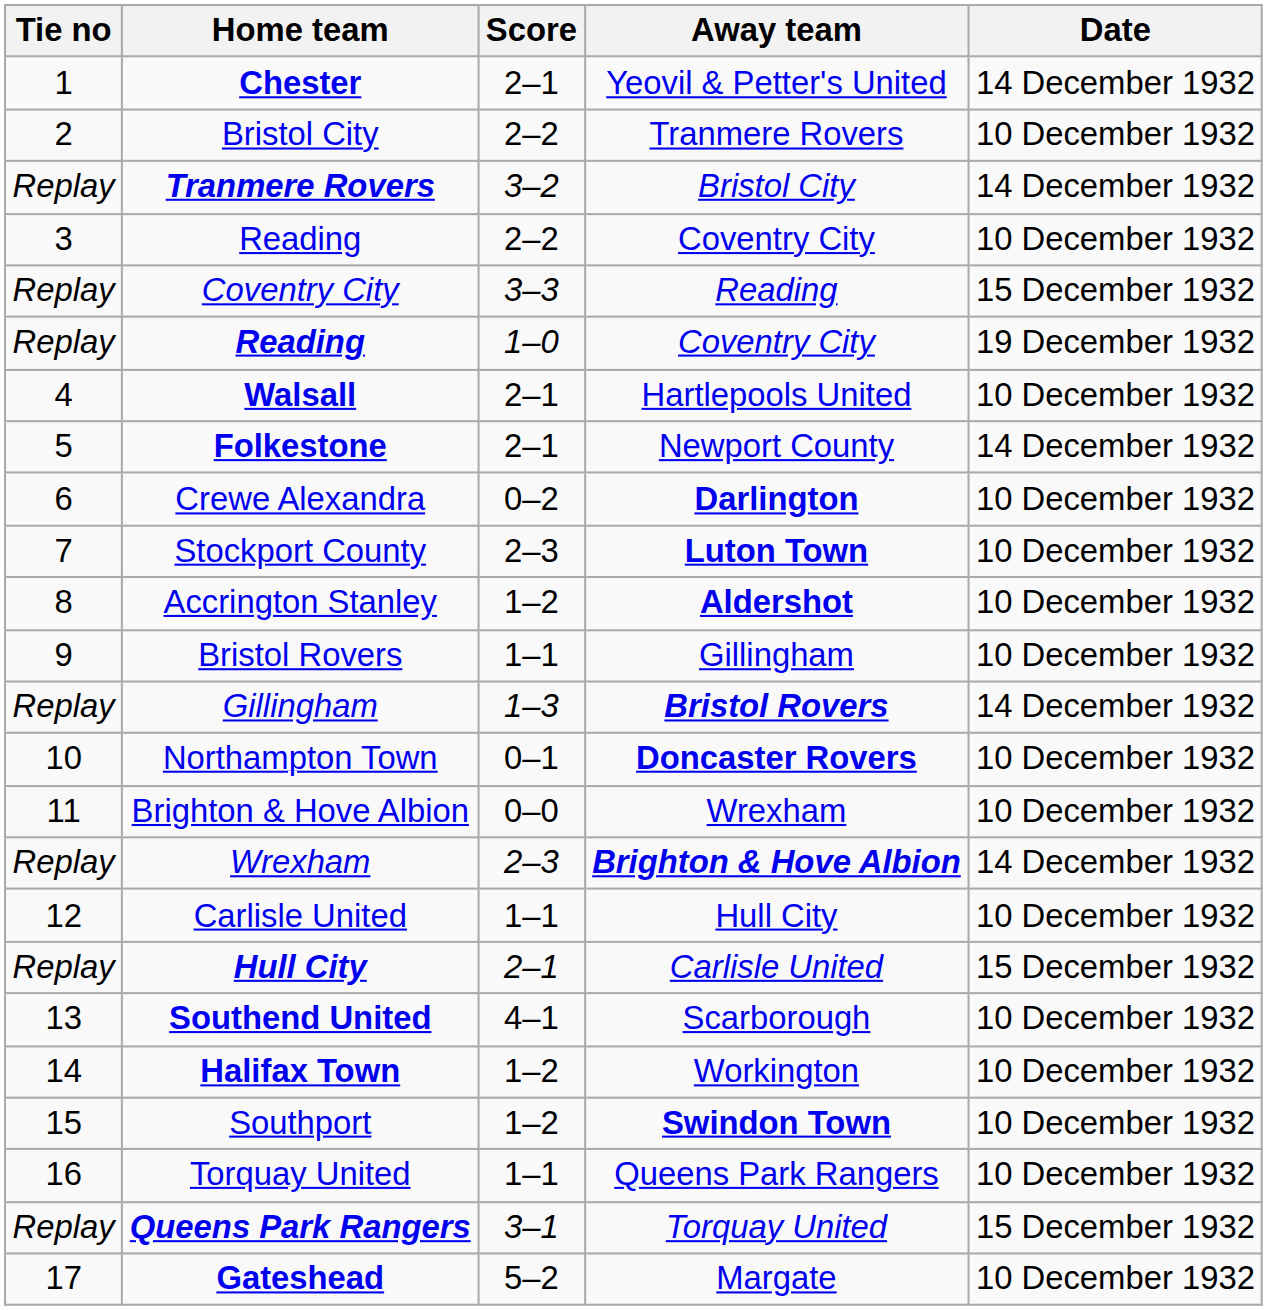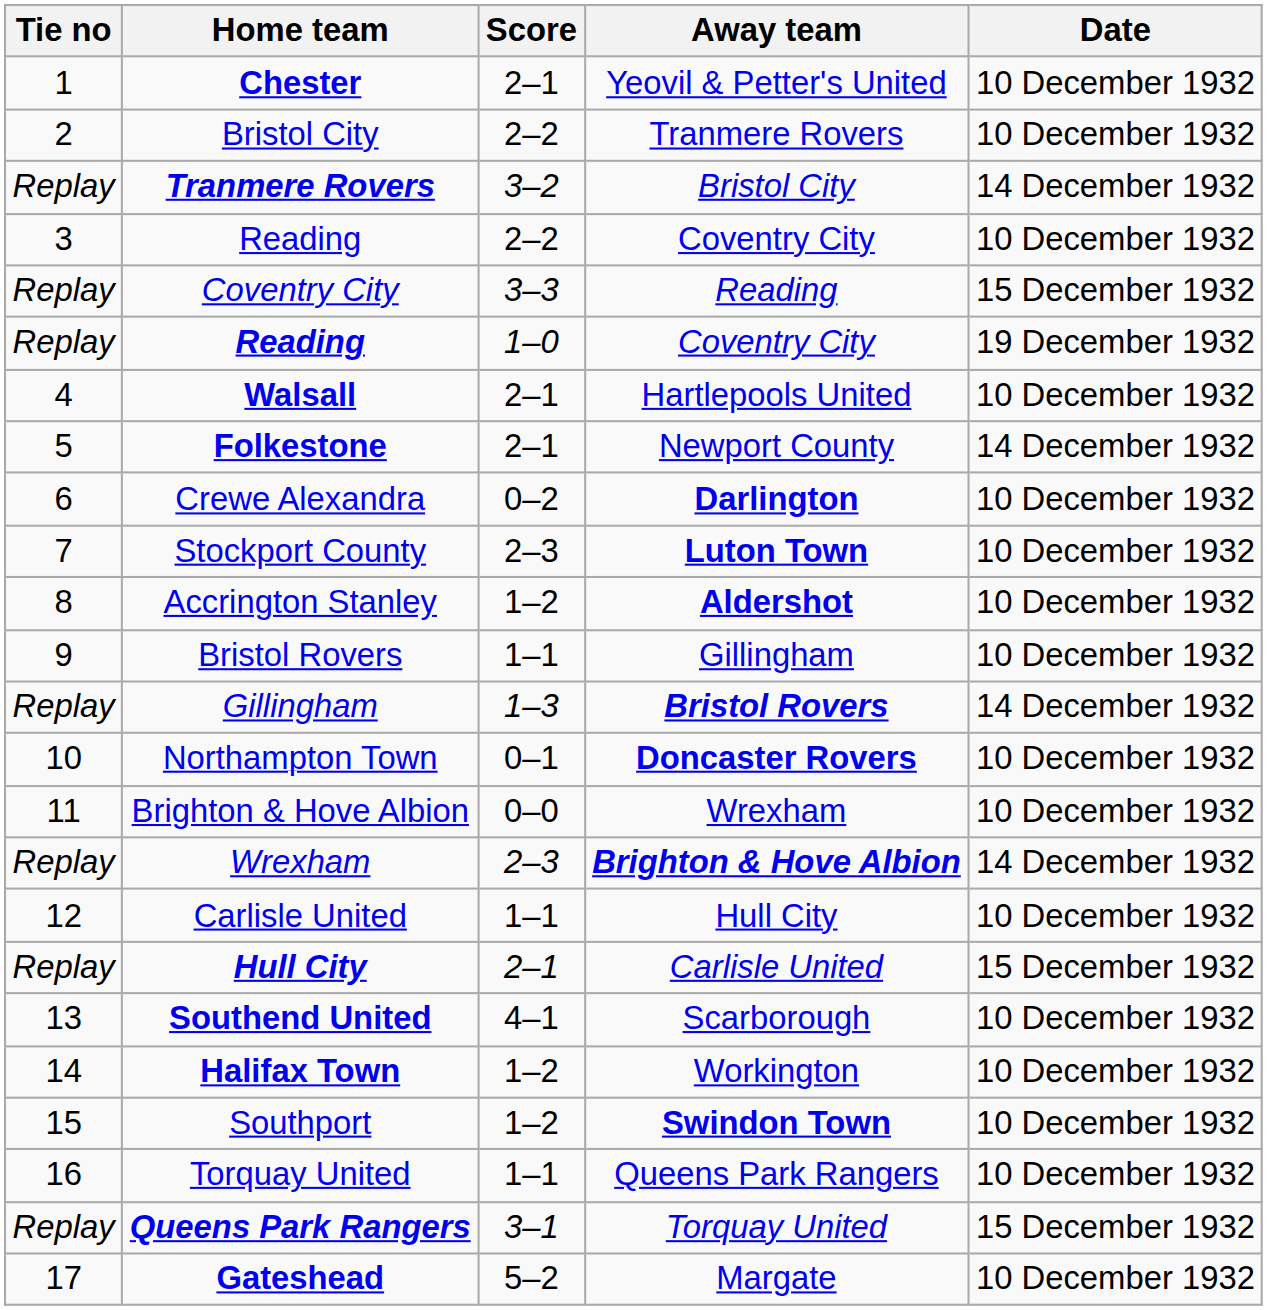(1115, 82) 14 December 1932 -> (1115, 82) 10 December 1932
